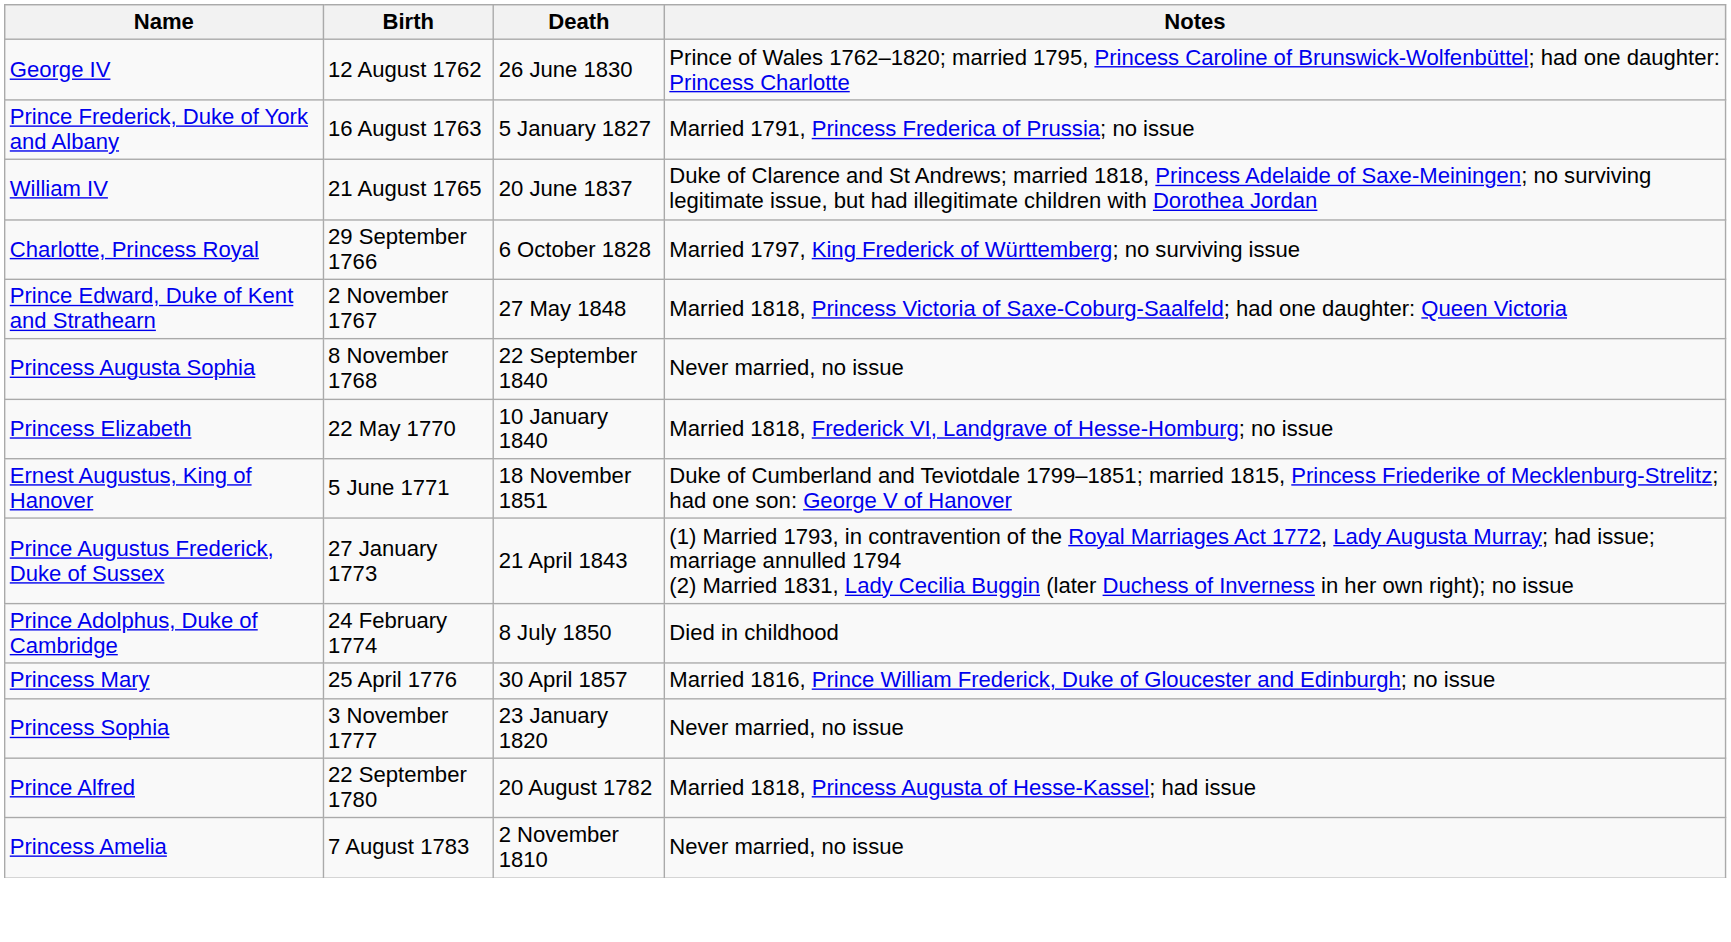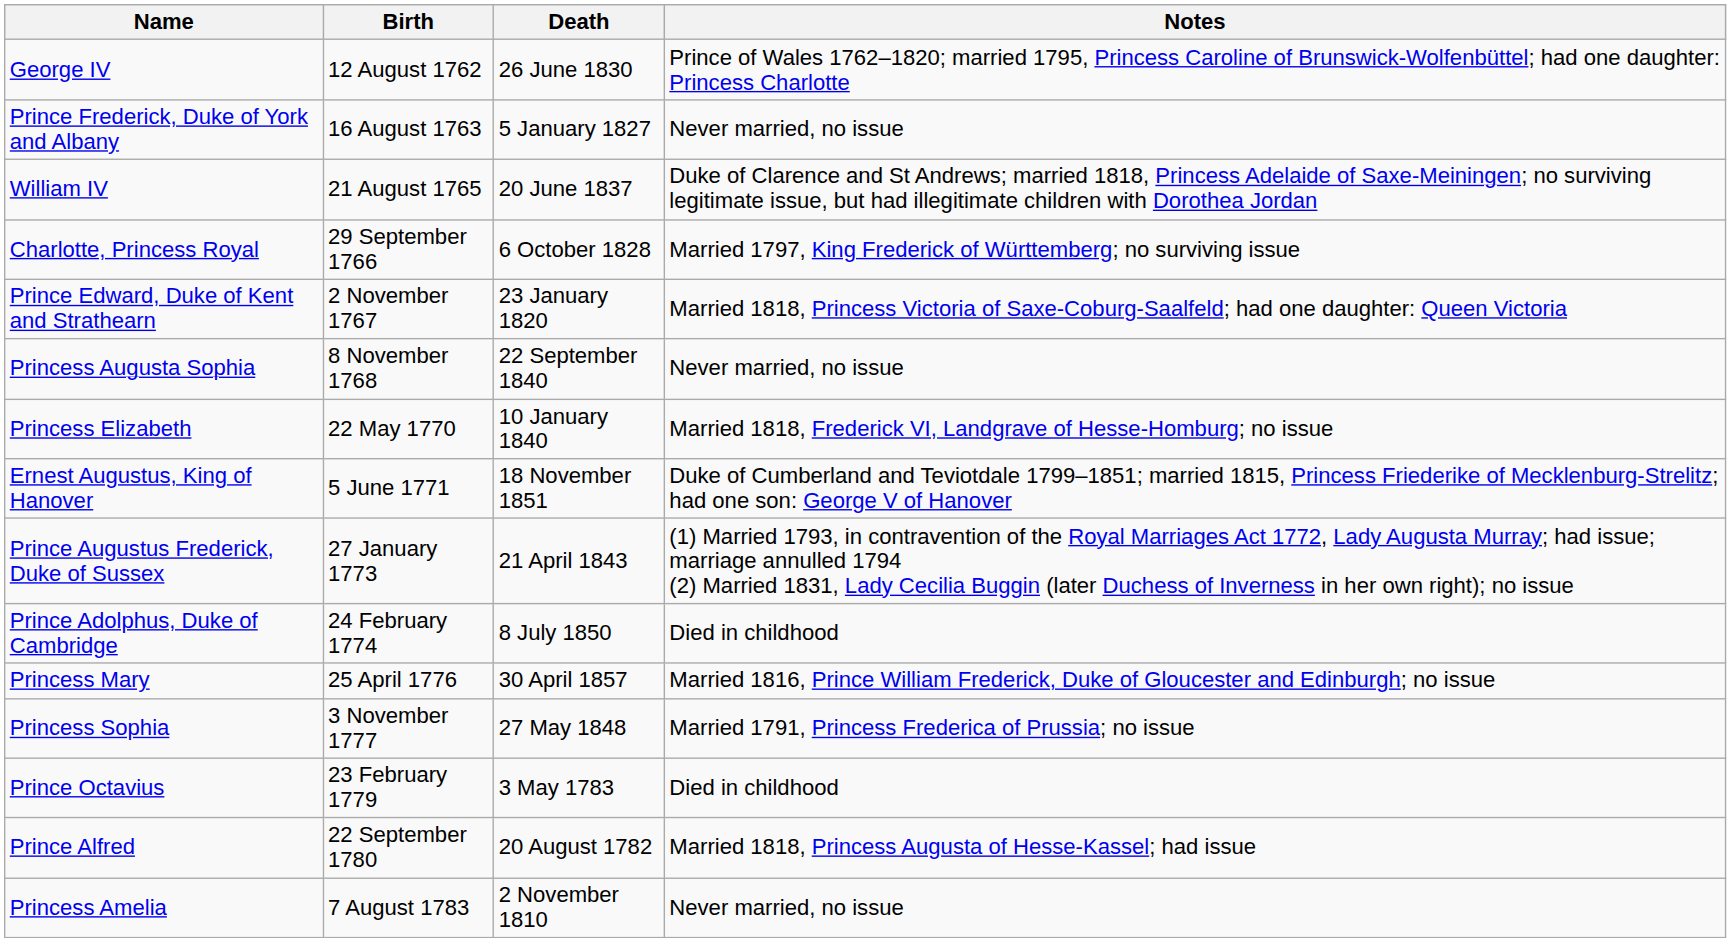(932, 129) Married 1791, Princess Frederica of Prussia; no issue -> (787, 129) Never married, no issue
(563, 308) 27 May 1848 -> (553, 308) 23 January 1820
(553, 727) 23 January 1820 -> (563, 727) 27 May 1848
(787, 727) Never married, no issue -> (932, 727) Married 1791, Princess Frederica of Prussia; no issue
+ row: (87, 787)
